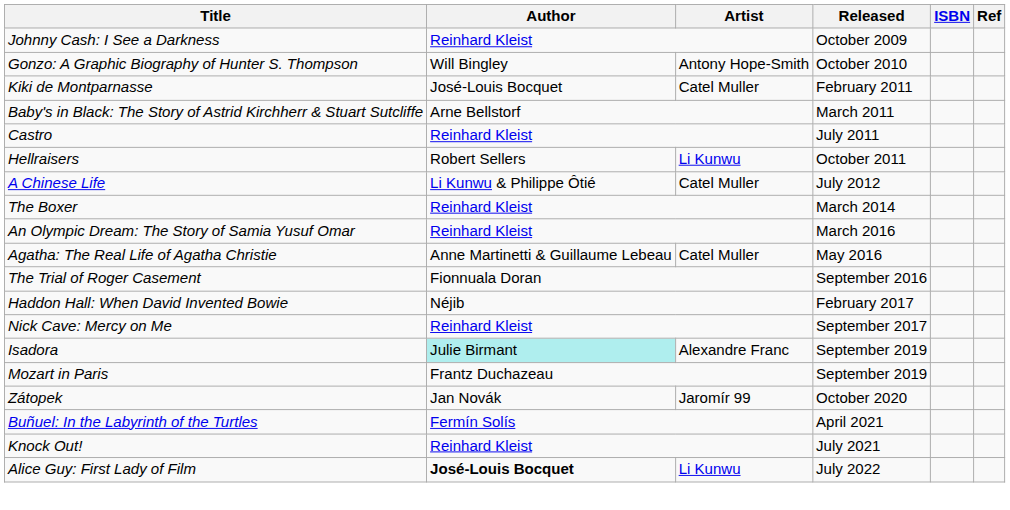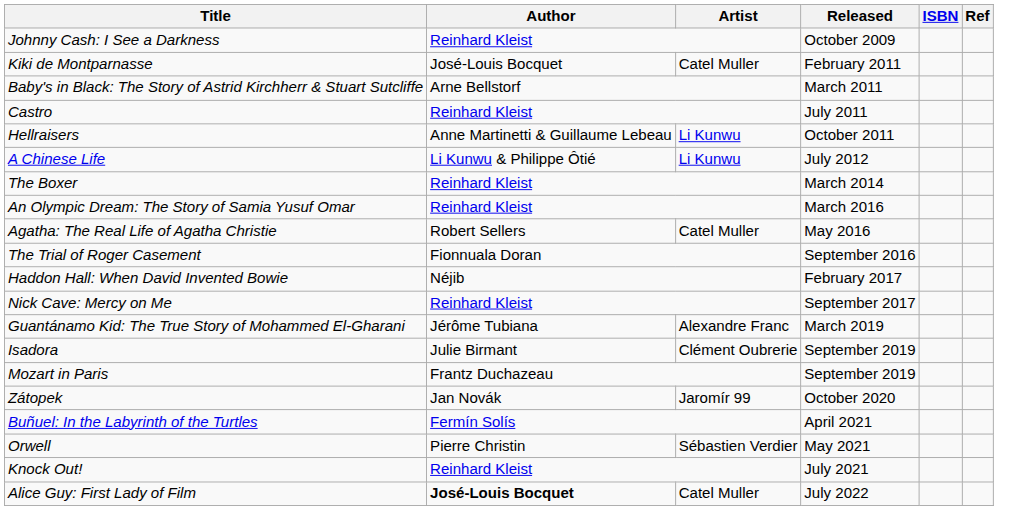- row: (183, 64)
(478, 159) Robert Sellers -> (551, 135) Anne Martinetti & Guillaume Lebeau
(719, 183) Catel Muller -> (710, 159) Li Kunwu
(551, 254) Anne Martinetti & Guillaume Lebeau -> (478, 231) Robert Sellers
+ row: (206, 326)
(474, 350) paleturquoise background -> (474, 350) no background
(734, 350) Alexandre Franc -> (738, 350) Clément Oubrerie
+ row: (29, 445)
(710, 469) Li Kunwu -> (719, 493) Catel Muller
